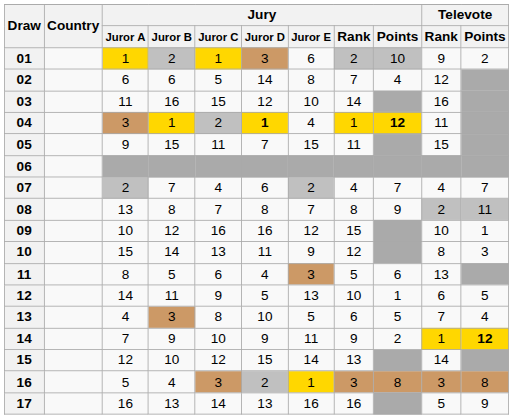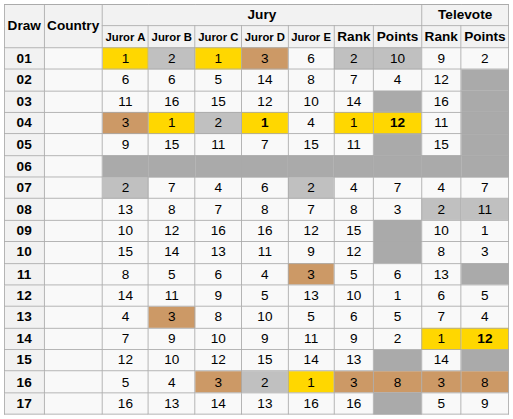(398, 209) 9 -> (398, 209) 3
